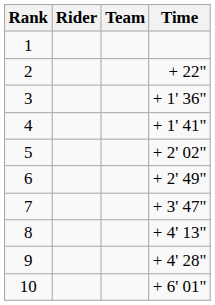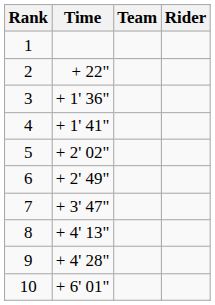columns swapped: (77, 17) <-> (180, 17)
